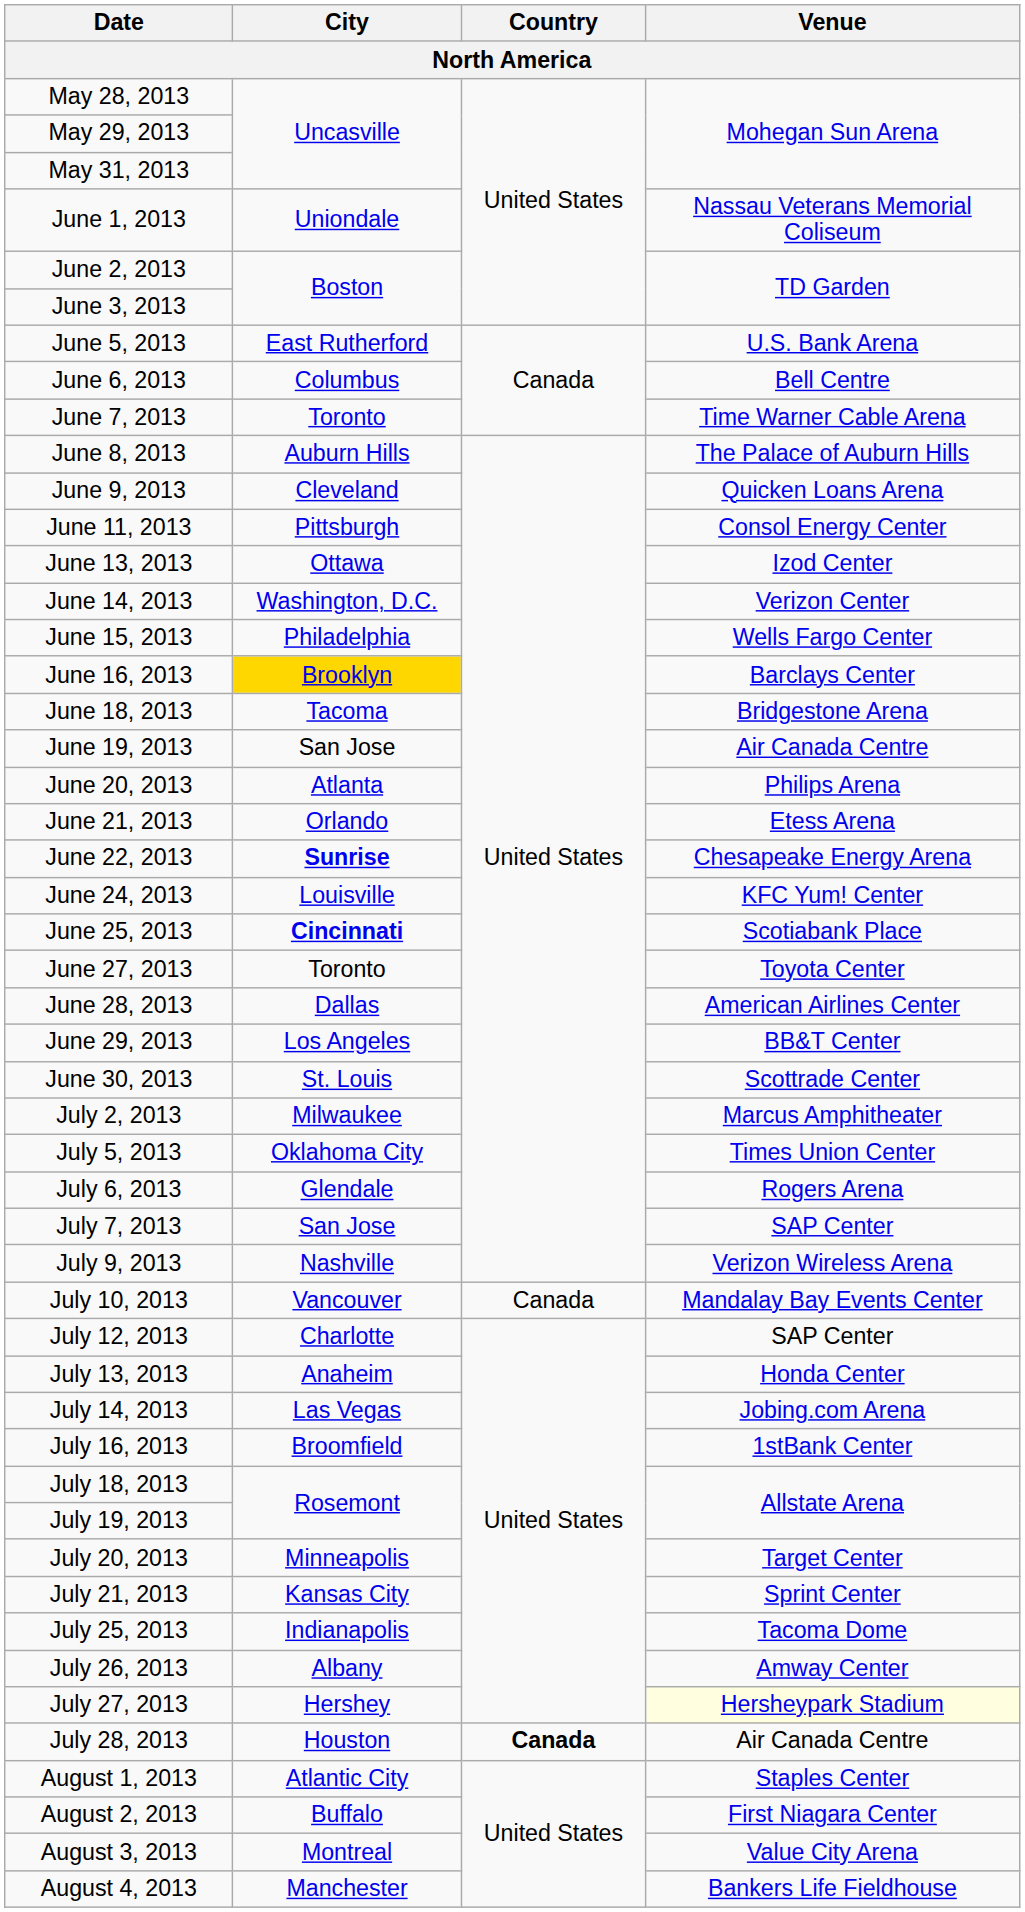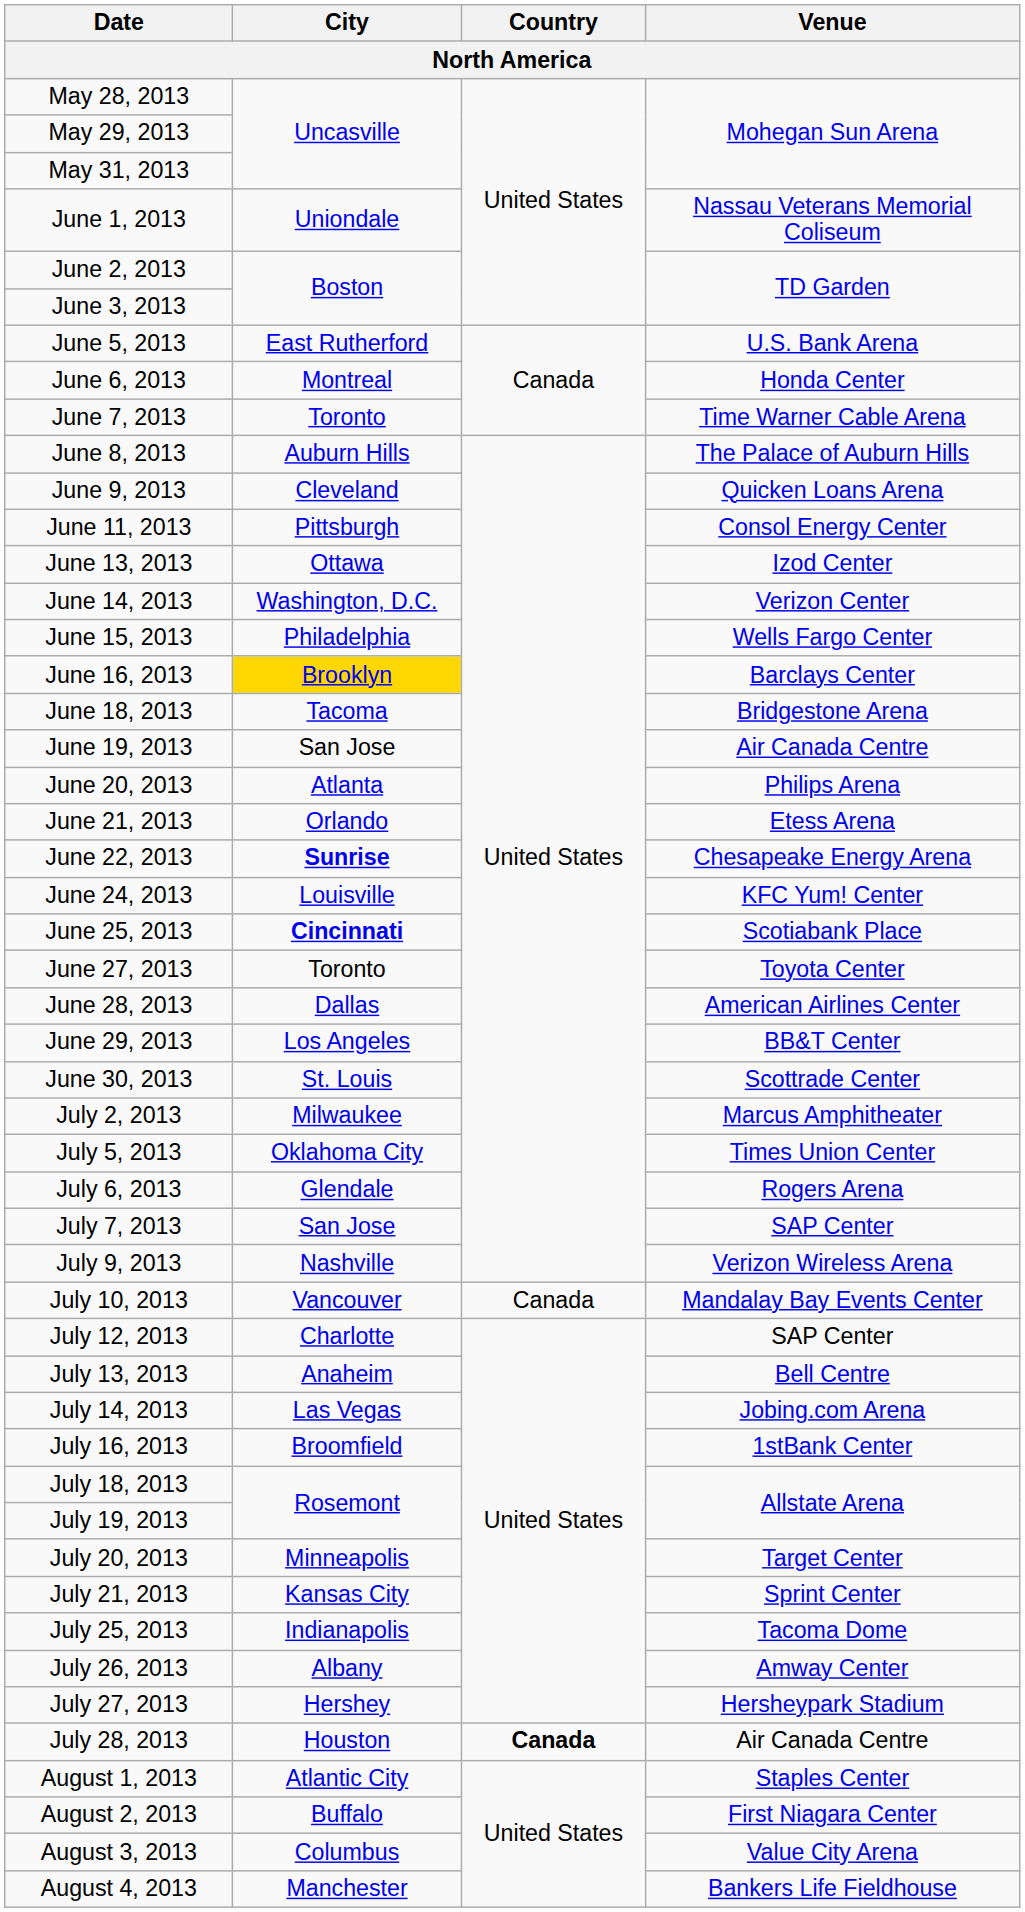(347, 380) Columbus -> (347, 380) Montreal
(832, 380) Bell Centre -> (832, 380) Honda Center
(832, 1373) Honda Center -> (832, 1373) Bell Centre
(832, 1704) lightyellow background -> (832, 1704) no background
(347, 1851) Montreal -> (347, 1851) Columbus
